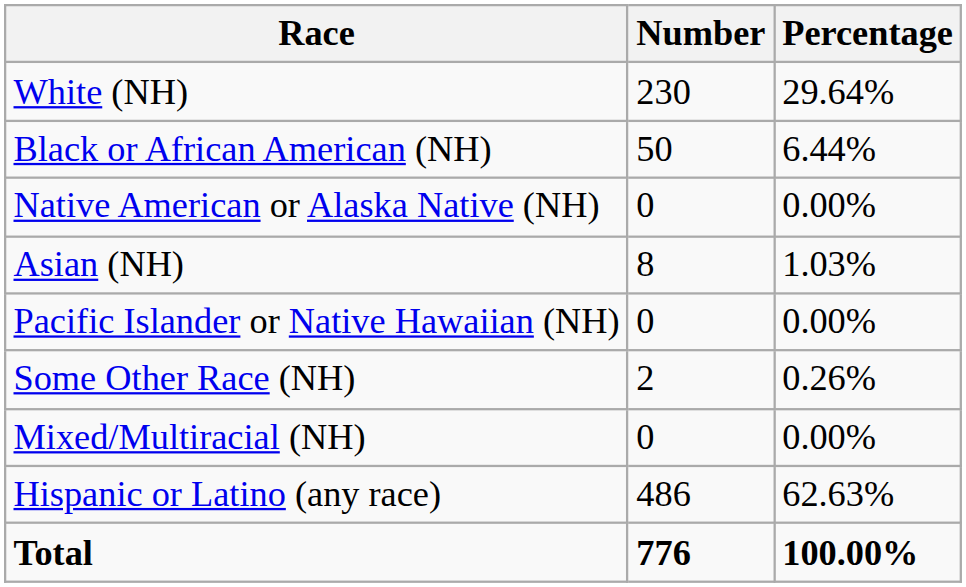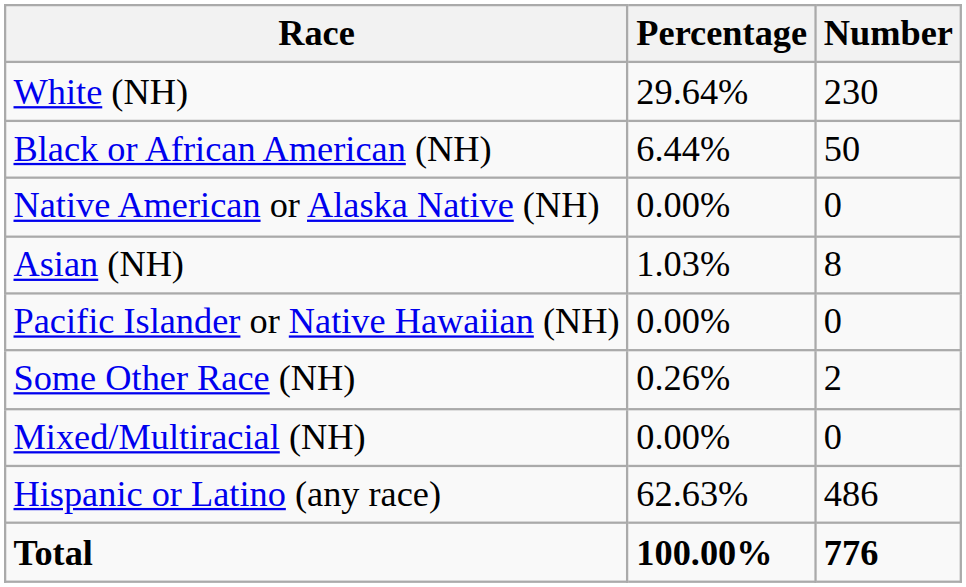columns swapped: (701, 33) <-> (868, 33)
